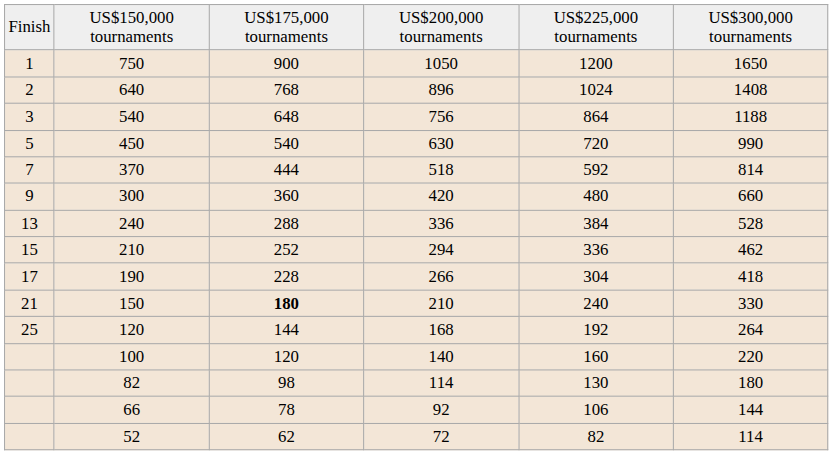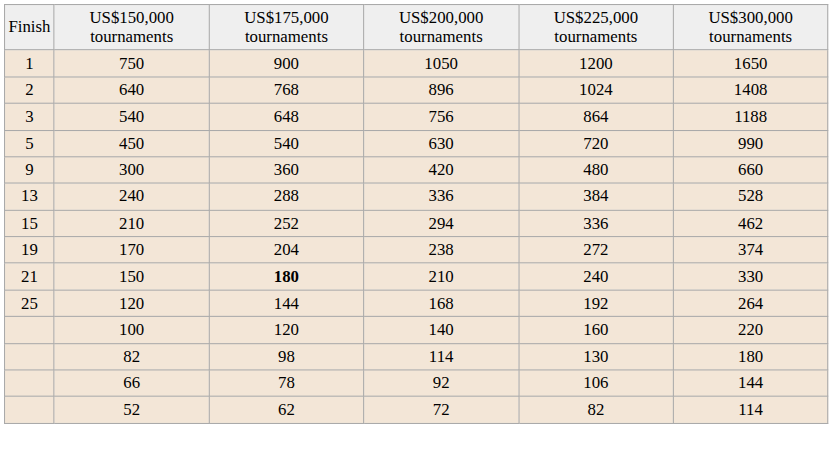- row: (132, 169)
- row: (132, 276)
+ row: (132, 249)
